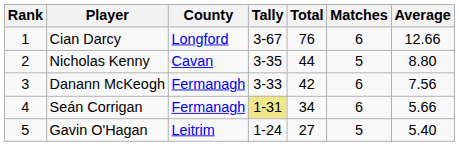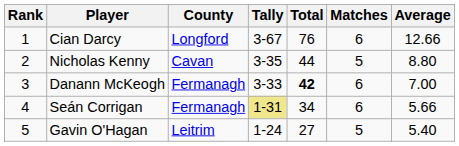(307, 84) normal -> (307, 84) bold
(423, 84) 7.56 -> (423, 84) 7.00
